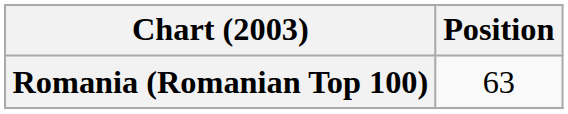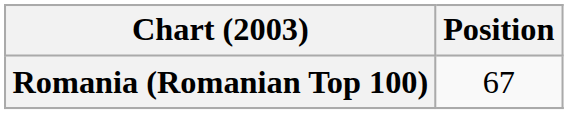(499, 81) 63 -> (499, 81) 67
